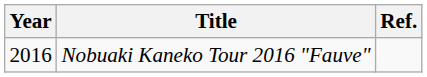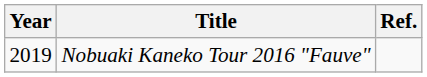(31, 54) 2016 -> (31, 54) 2019
